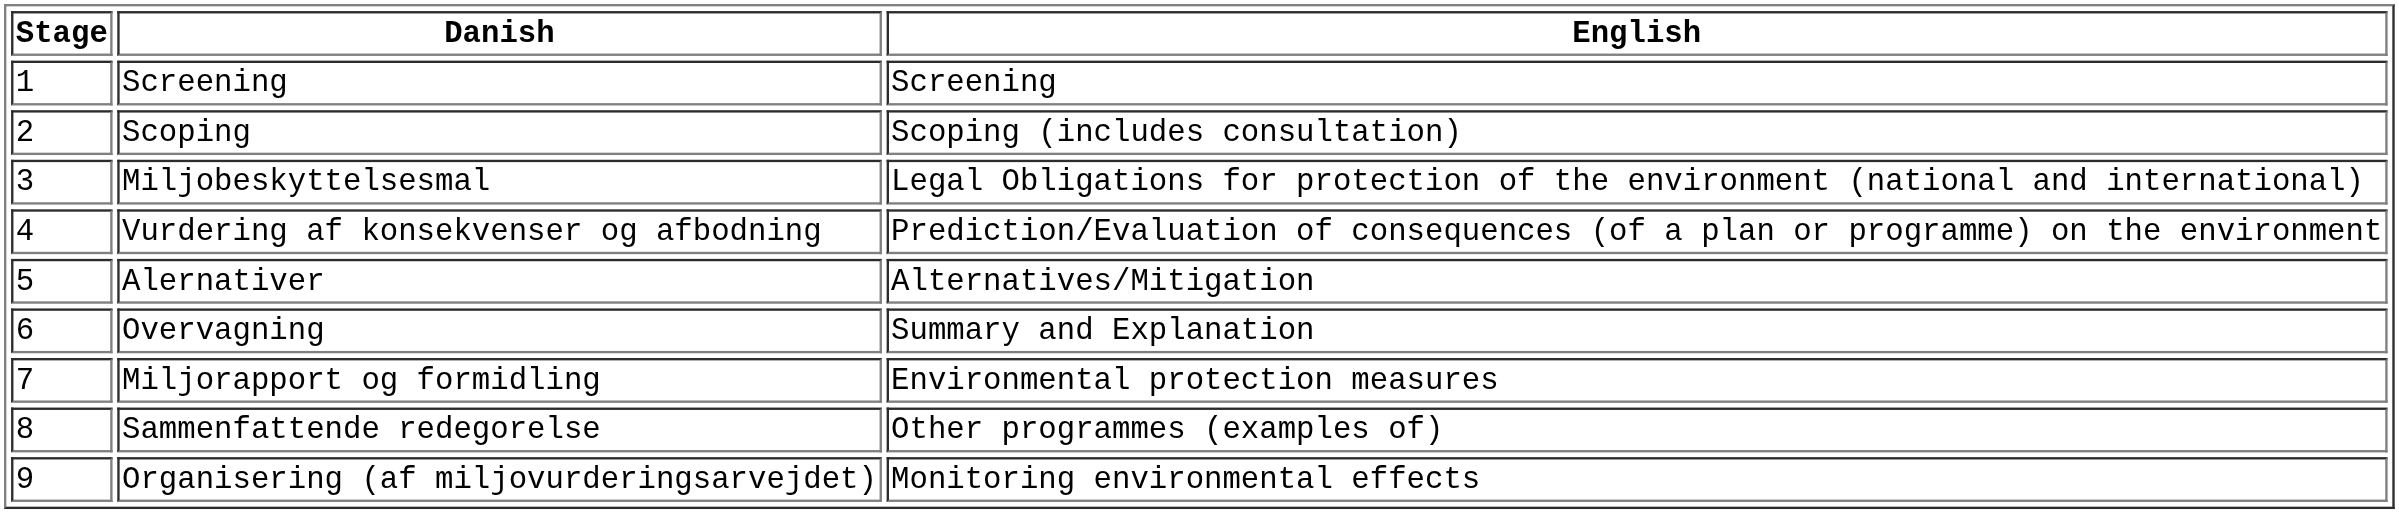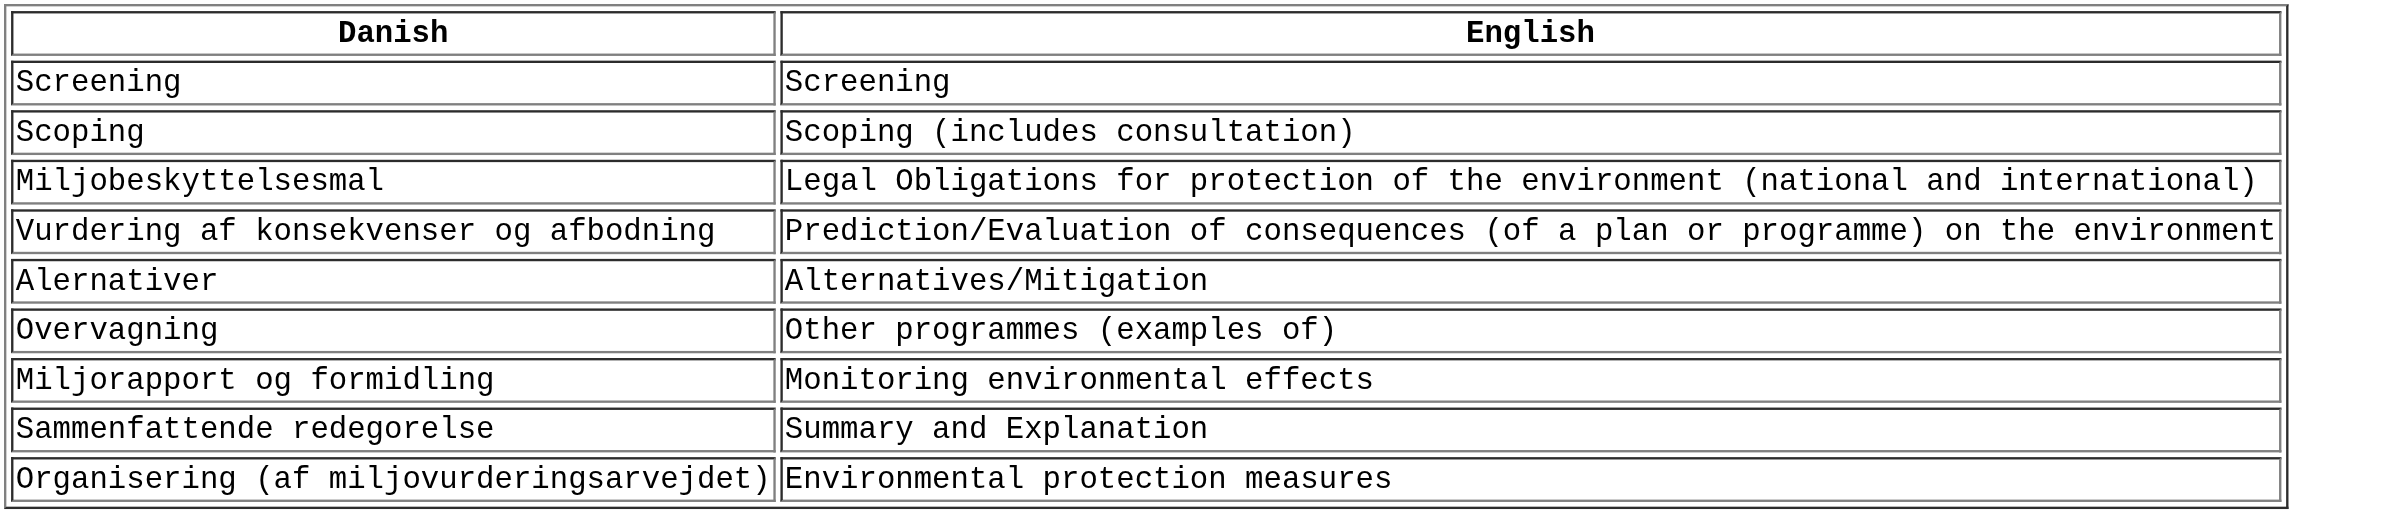- column: (62, 33)
(1103, 331) Summary and Explanation -> (1061, 331) Other programmes (examples of)
(1195, 380) Environmental protection measures -> (1079, 380) Monitoring environmental effects
(1167, 430) Other programmes (examples of) -> (997, 430) Summary and Explanation
(1186, 480) Monitoring environmental effects -> (1089, 480) Environmental protection measures
